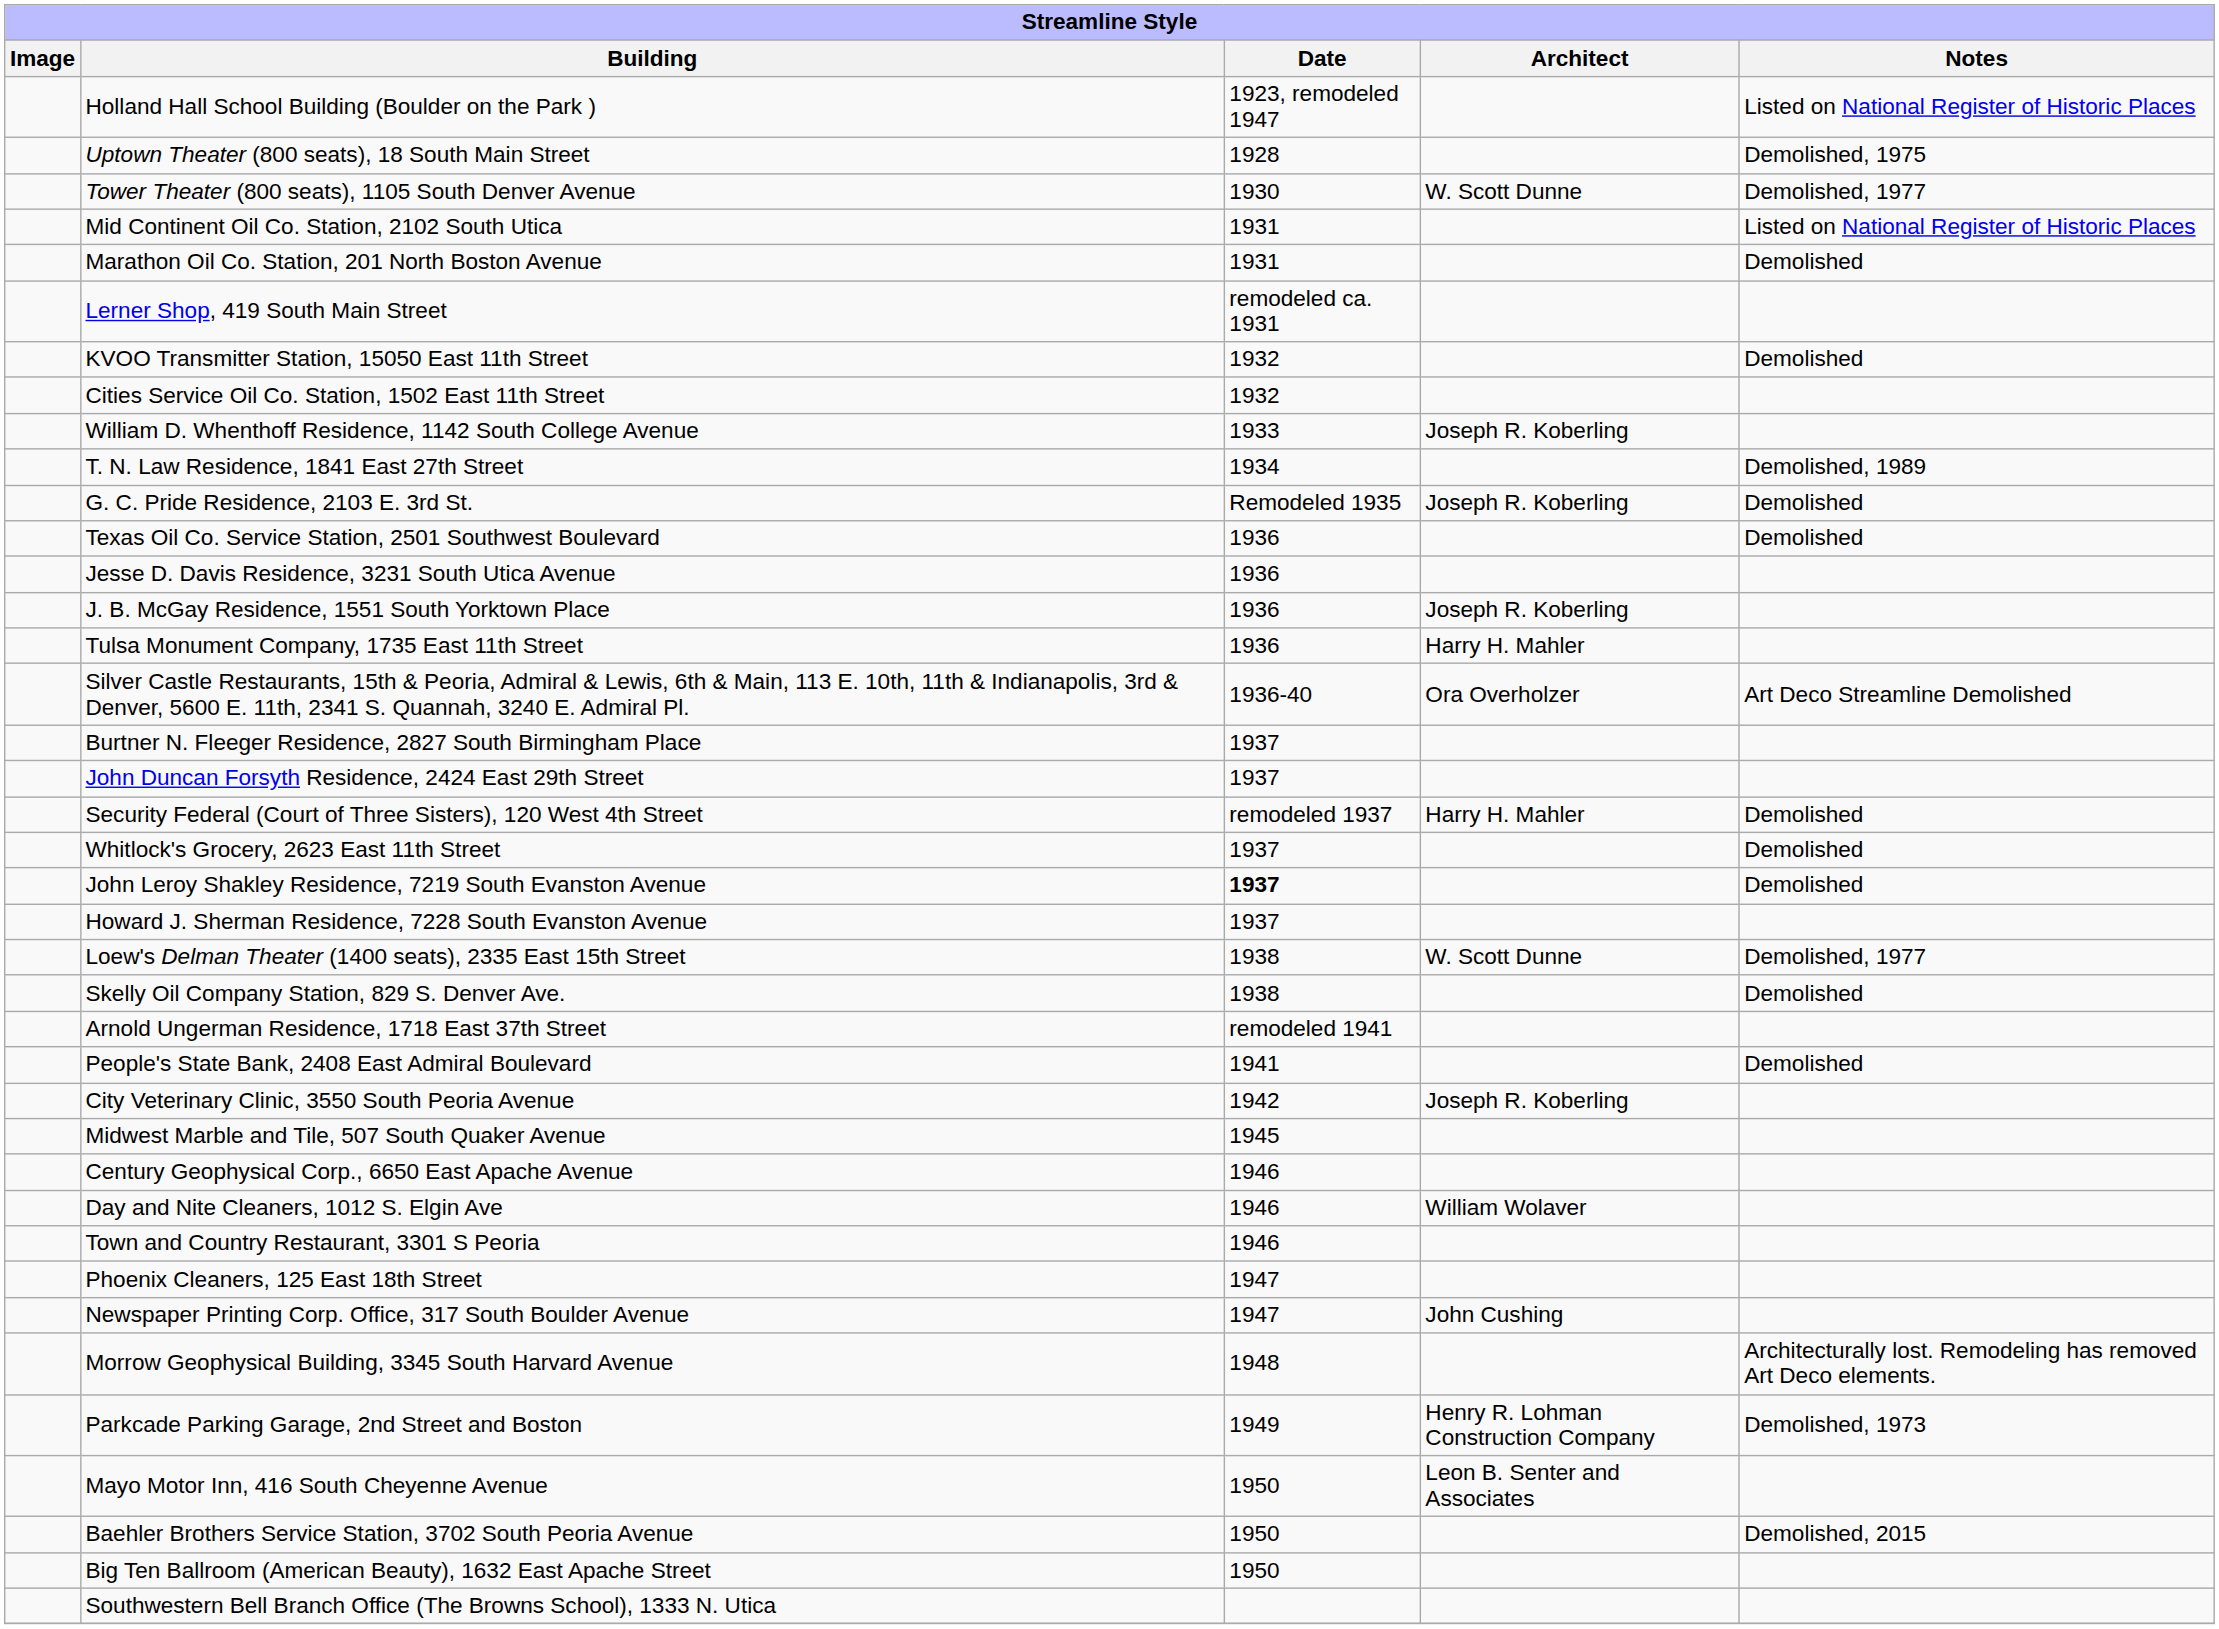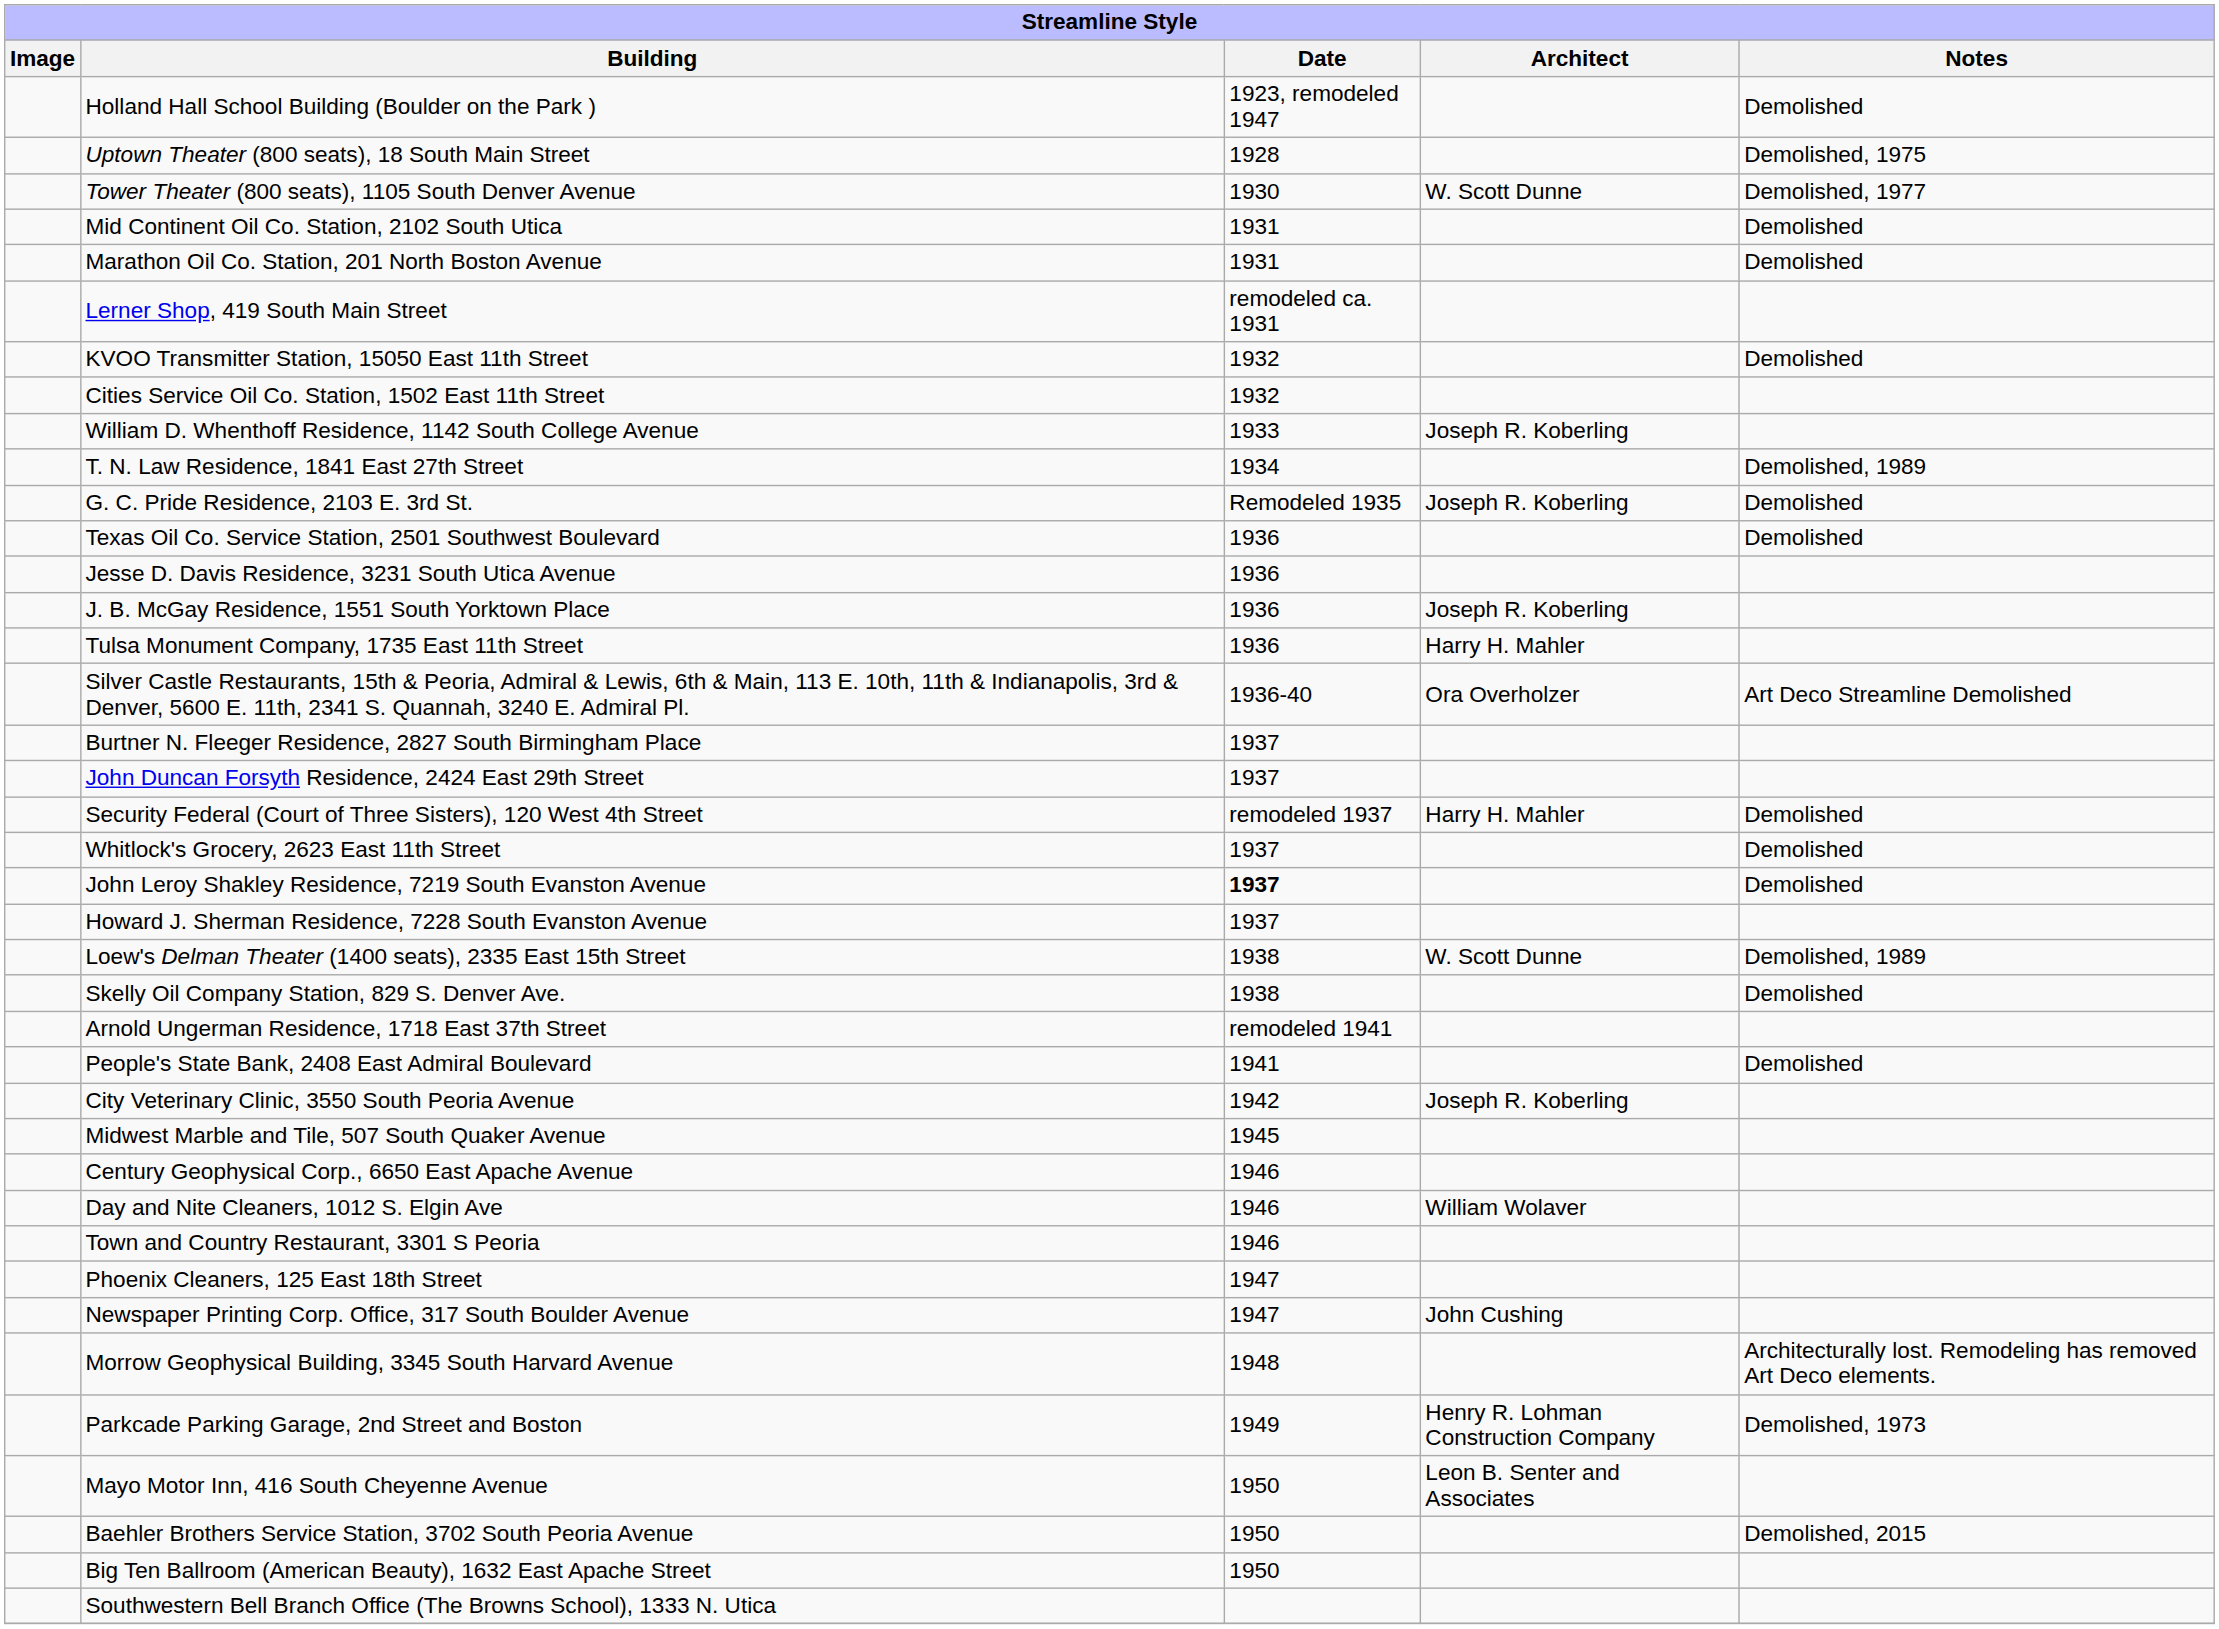(1970, 106) Listed on National Register of Historic Places -> (1804, 106) Demolished
(1970, 226) Listed on National Register of Historic Places -> (1804, 226) Demolished
(1835, 957) Demolished, 1977 -> (1835, 957) Demolished, 1989
